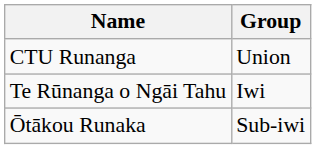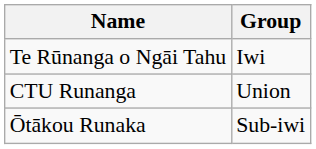rows swapped: (118, 90) <-> (73, 56)
